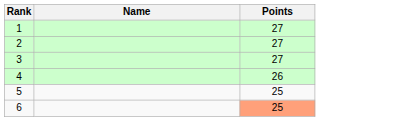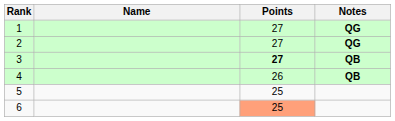+ column: (353, 12)
(277, 60) normal -> (277, 60) bold
